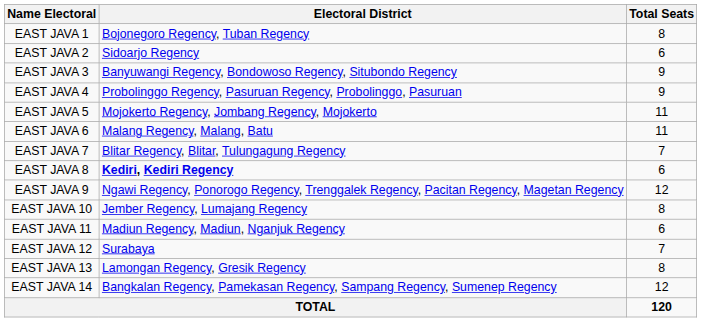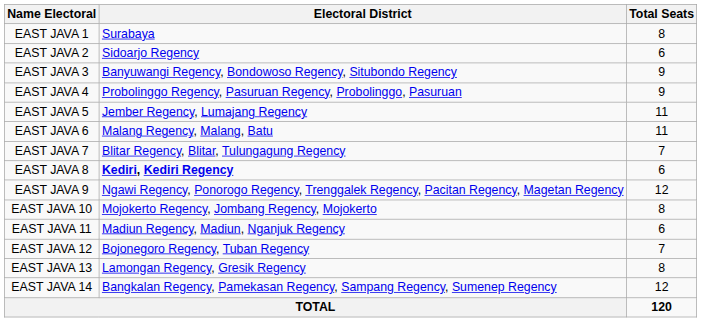(206, 33) Bojonegoro Regency, Tuban Regency -> (128, 33) Surabaya
(239, 111) Mojokerto Regency, Jombang Regency, Mojokerto -> (205, 111) Jember Regency, Lumajang Regency
(205, 209) Jember Regency, Lumajang Regency -> (239, 209) Mojokerto Regency, Jombang Regency, Mojokerto
(128, 248) Surabaya -> (206, 248) Bojonegoro Regency, Tuban Regency
